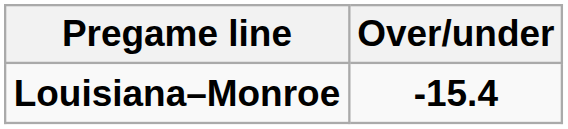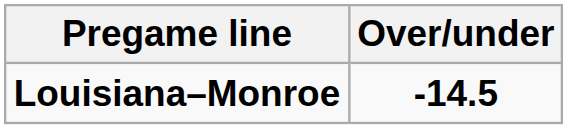(456, 92) -15.4 -> (456, 92) -14.5
